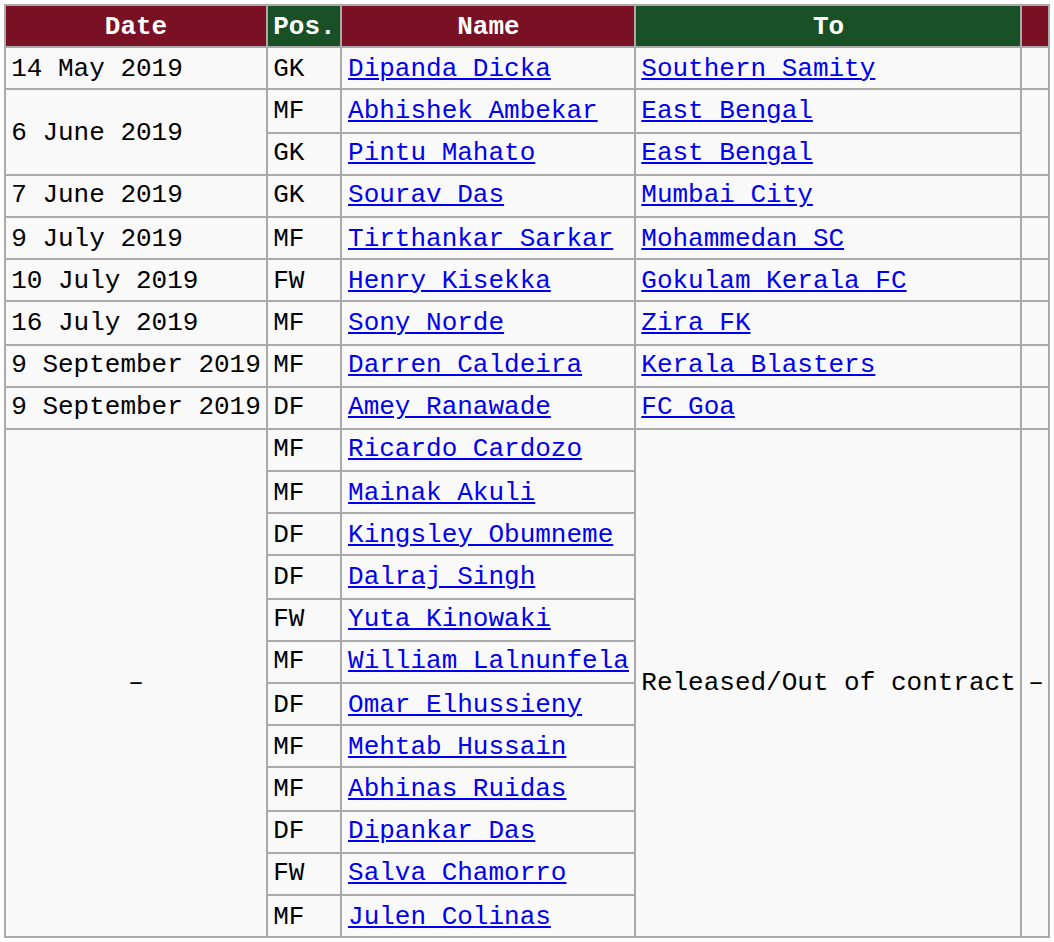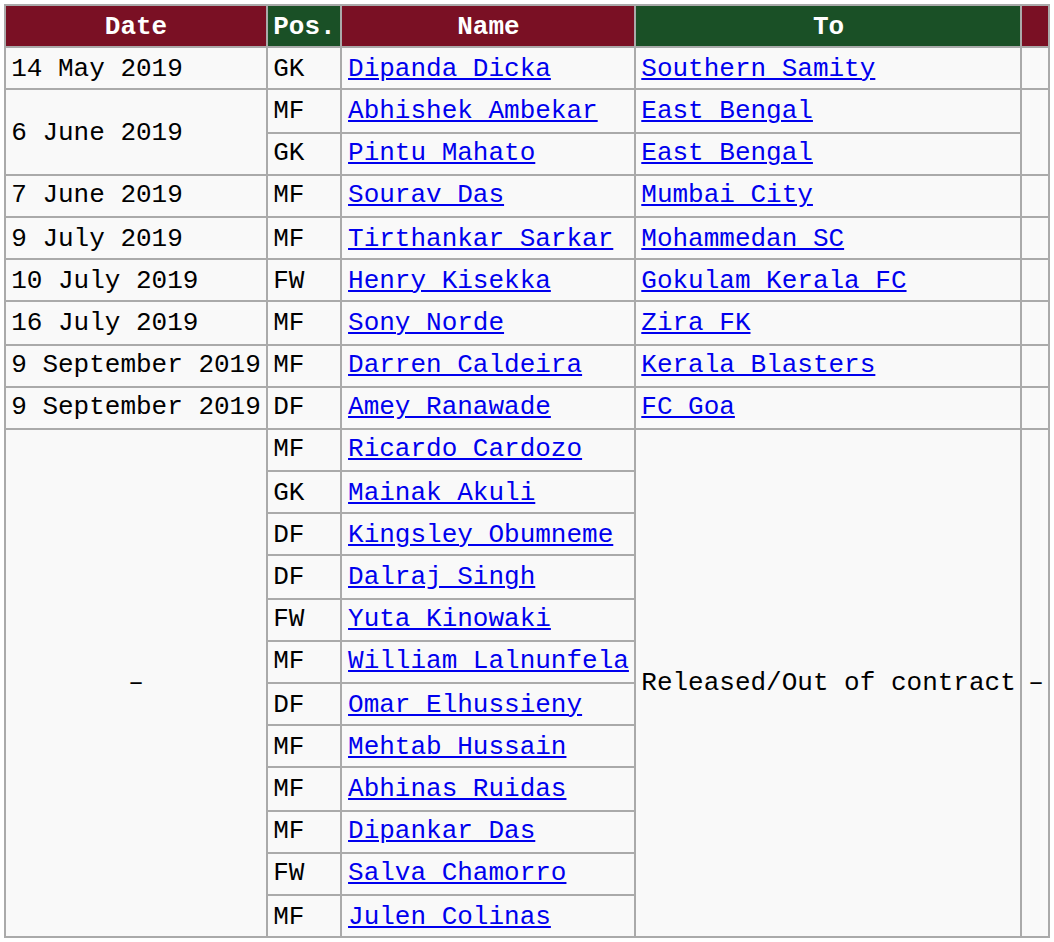(289, 196) GK -> (289, 196) MF
(289, 492) MF -> (289, 492) GK
(289, 831) DF -> (289, 831) MF
